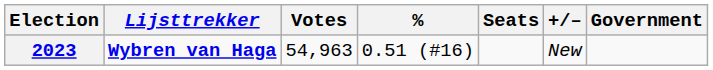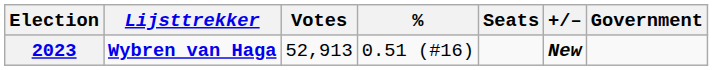(319, 50) 54,963 -> (319, 50) 52,913
(565, 50) normal -> (565, 50) bold
